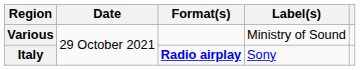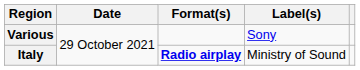(296, 34) Ministry of Sound -> (262, 34) Sony
(262, 55) Sony -> (296, 55) Ministry of Sound
